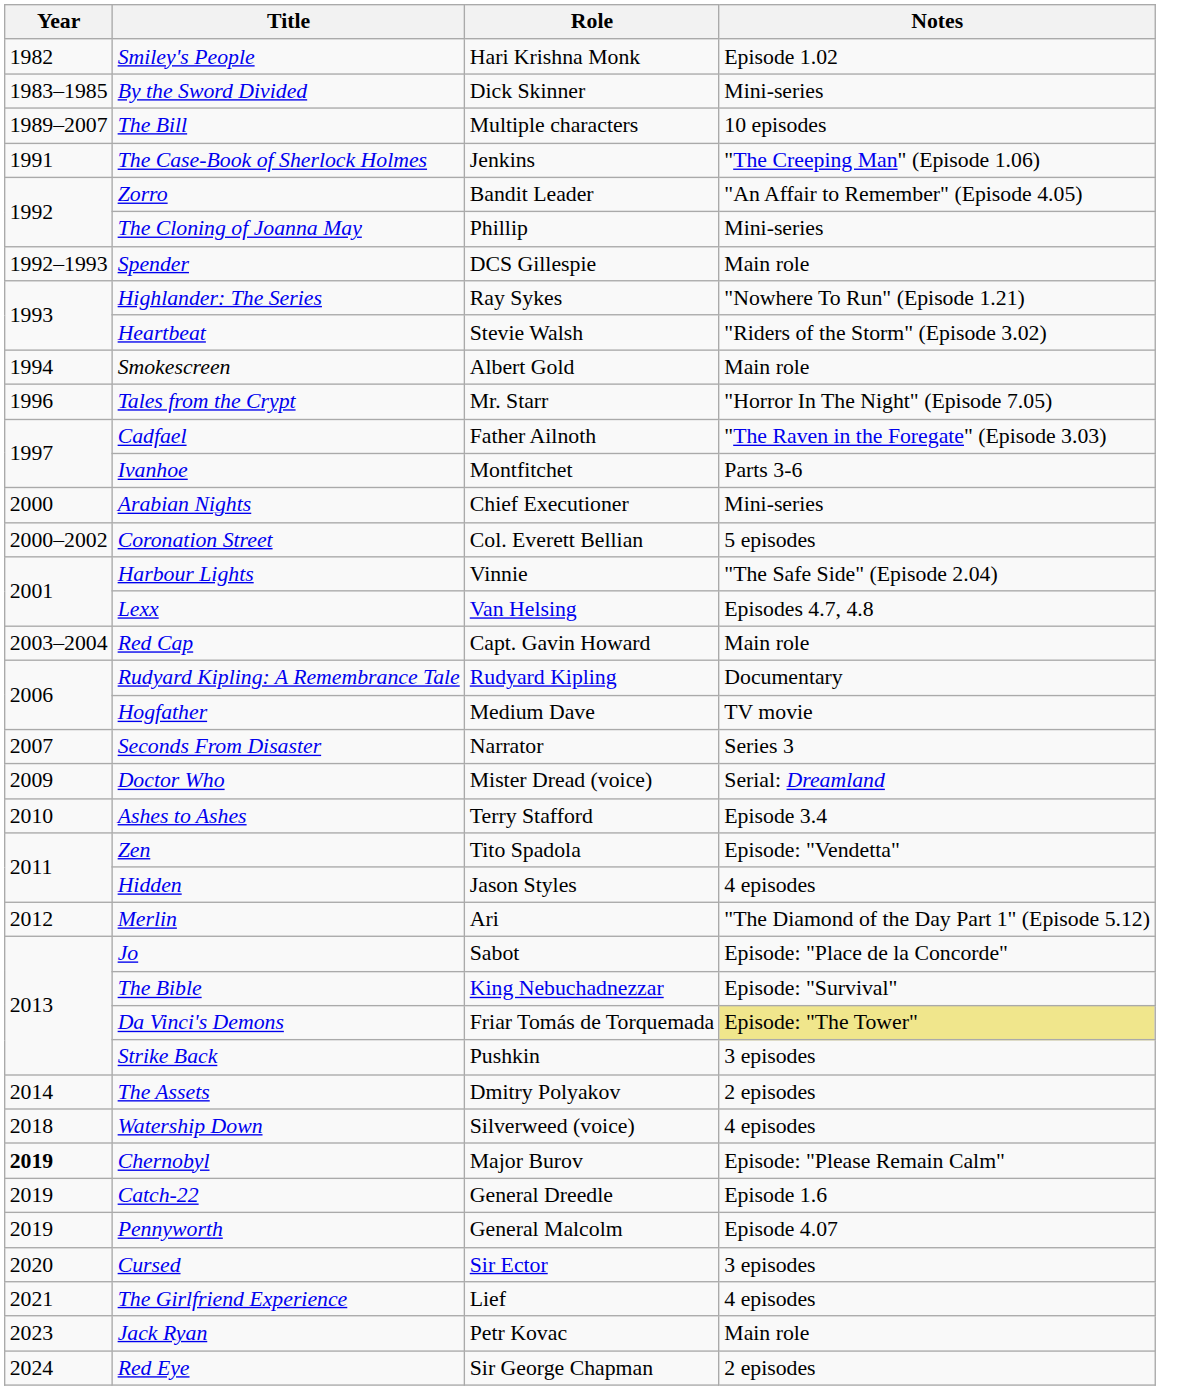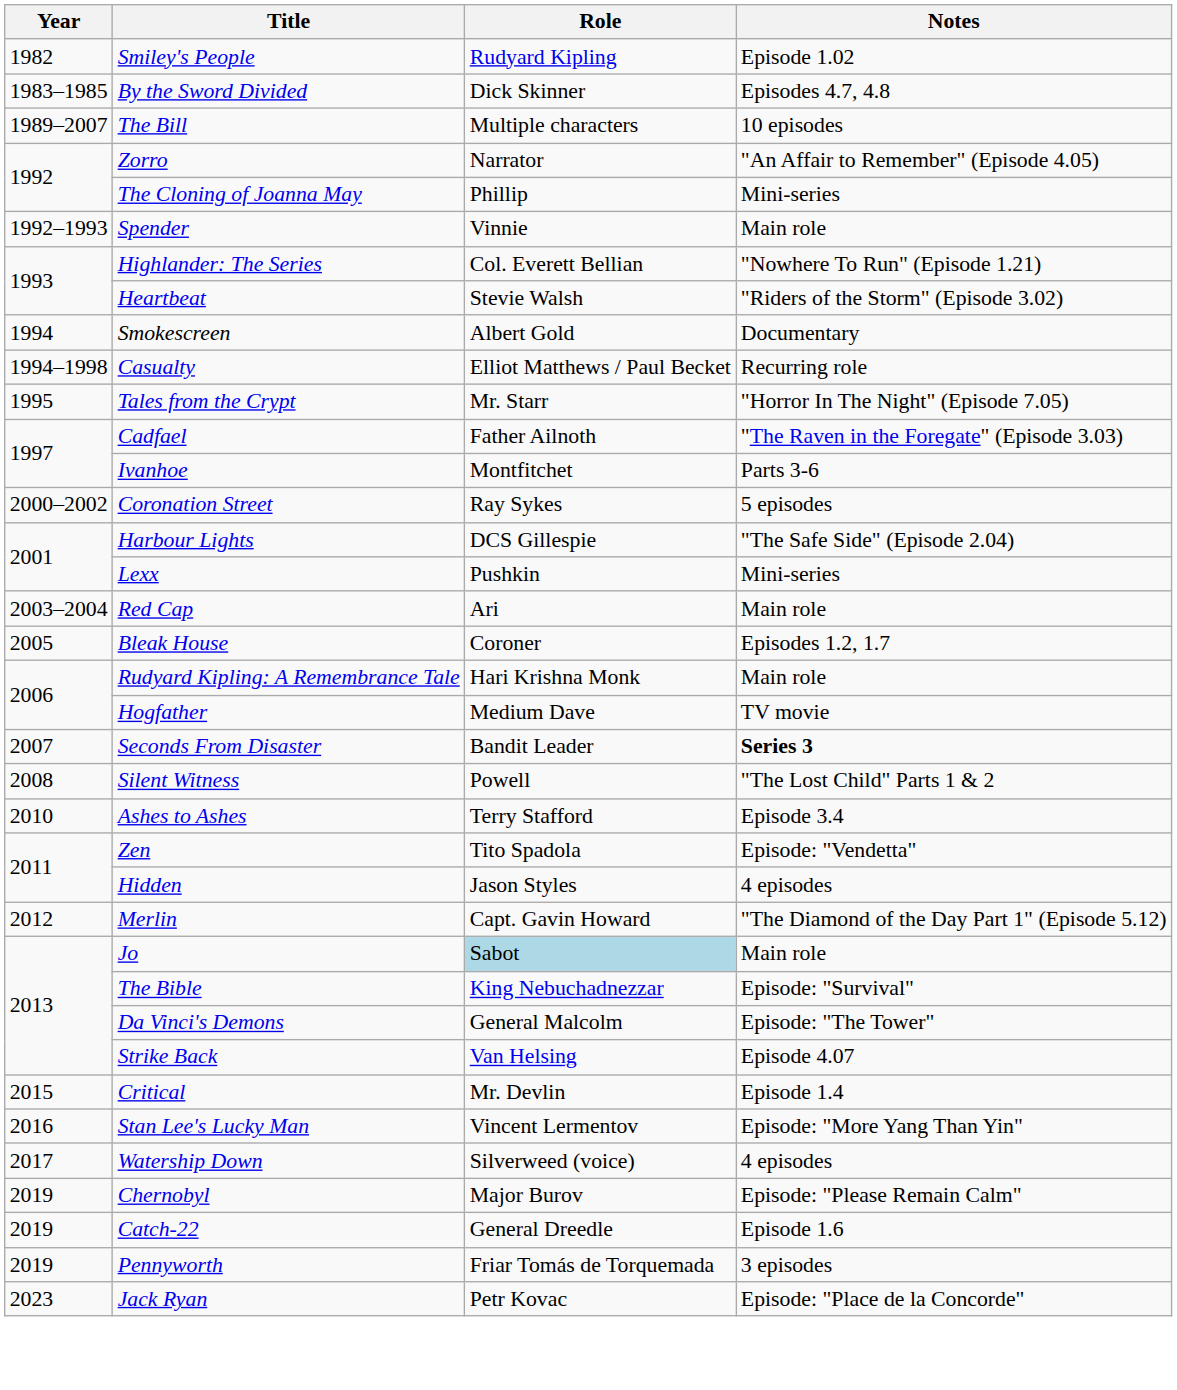(555, 56) Hari Krishna Monk -> (543, 56) Rudyard Kipling
(774, 90) Mini-series -> (816, 90) Episodes 4.7, 4.8
- row: (272, 159)
(532, 194) Bandit Leader -> (507, 159) Narrator
(533, 263) DCS Gillespie -> (499, 228) Vinnie
(516, 297) Ray Sykes -> (556, 263) Col. Everett Bellian
(767, 366) Main role -> (800, 332) Documentary
+ row: (156, 366)
(31, 401) 1996 -> (31, 401) 1995
- row: (184, 504)
(556, 539) Col. Everett Bellian -> (516, 504) Ray Sykes
(499, 573) Vinnie -> (533, 539) DCS Gillespie
(523, 608) Van Helsing -> (505, 573) Pushkin
(799, 608) Episodes 4.7, 4.8 -> (790, 573) Mini-series
(560, 642) Capt. Gavin Howard -> (484, 608) Ari
+ row: (173, 642)
(543, 677) Rudyard Kipling -> (555, 677) Hari Krishna Monk
(784, 677) Documentary -> (783, 677) Main role
(507, 746) Narrator -> (532, 746) Bandit Leader
(759, 746) normal -> (777, 746) bold
+ row: (178, 780)
- row: (171, 780)
(484, 919) Ari -> (560, 919) Capt. Gavin Howard
(495, 953) no background -> (495, 953) lightblue background
(866, 953) Episode: "Place de la Concorde" -> (783, 953) Main role
(592, 1022) Friar Tomás de Torquemada -> (546, 1022) General Malcolm
(821, 1022) khaki background -> (838, 1022) no background
(505, 1057) Pushkin -> (523, 1057) Van Helsing
(770, 1057) 3 episodes -> (798, 1057) Episode 4.07
- row: (164, 1091)
+ row: (151, 1091)
+ row: (213, 1126)
(31, 1126) 2018 -> (31, 1160) 2017
(31, 1160) bold -> (31, 1195) normal
(546, 1229) General Malcolm -> (592, 1264) Friar Tomás de Torquemada
(781, 1229) Episode 4.07 -> (786, 1264) 3 episodes
- row: (149, 1264)
- row: (232, 1298)
(767, 1333) Main role -> (883, 1298) Episode: "Place de la Concorde"
- row: (154, 1367)
